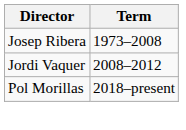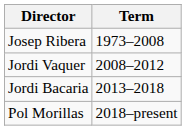+ row: (48, 88)
